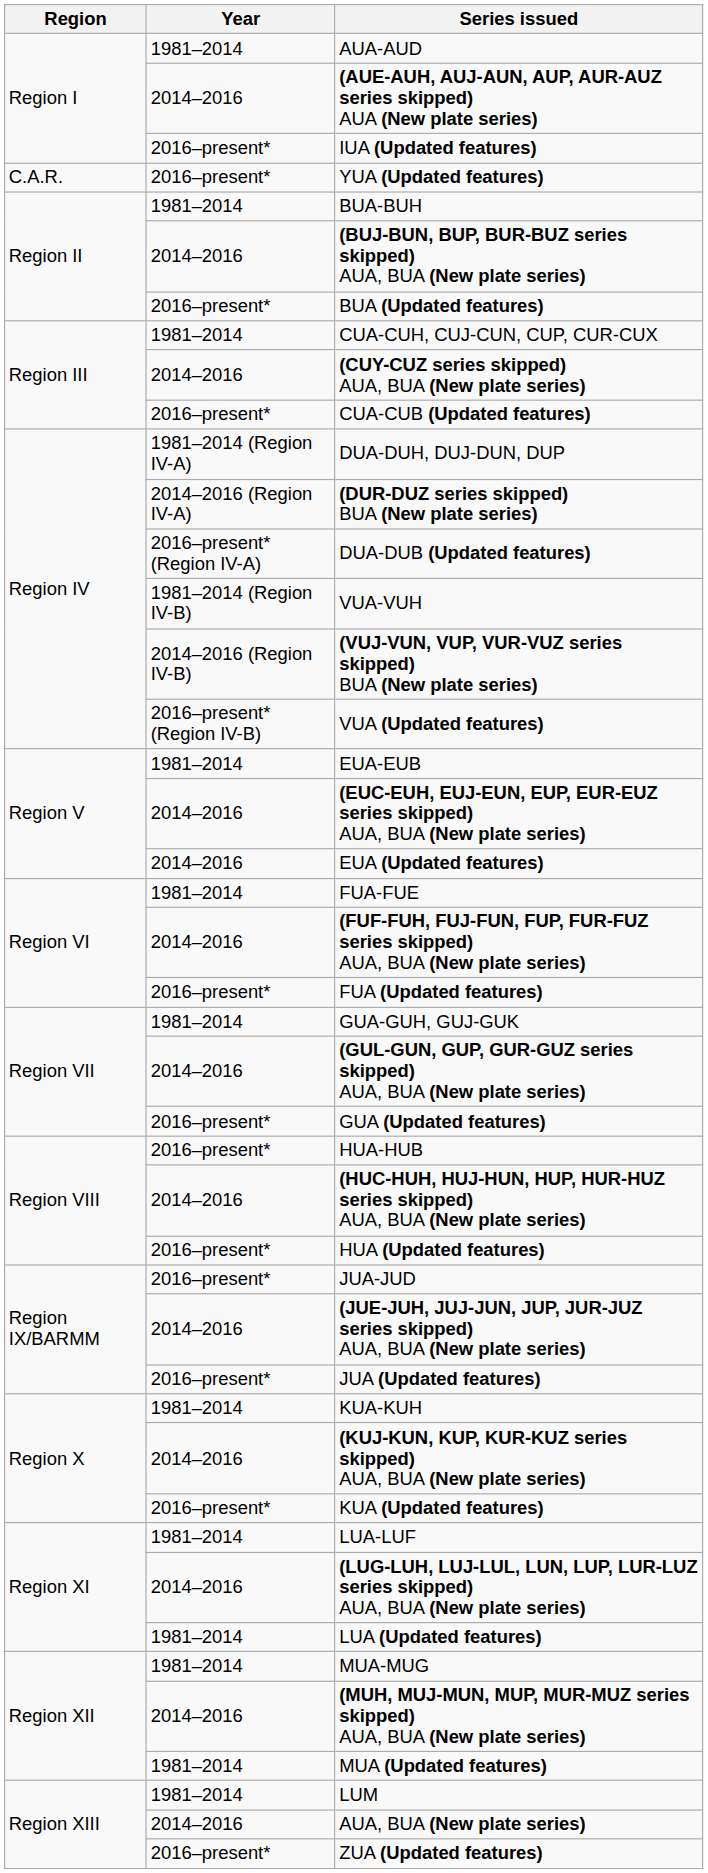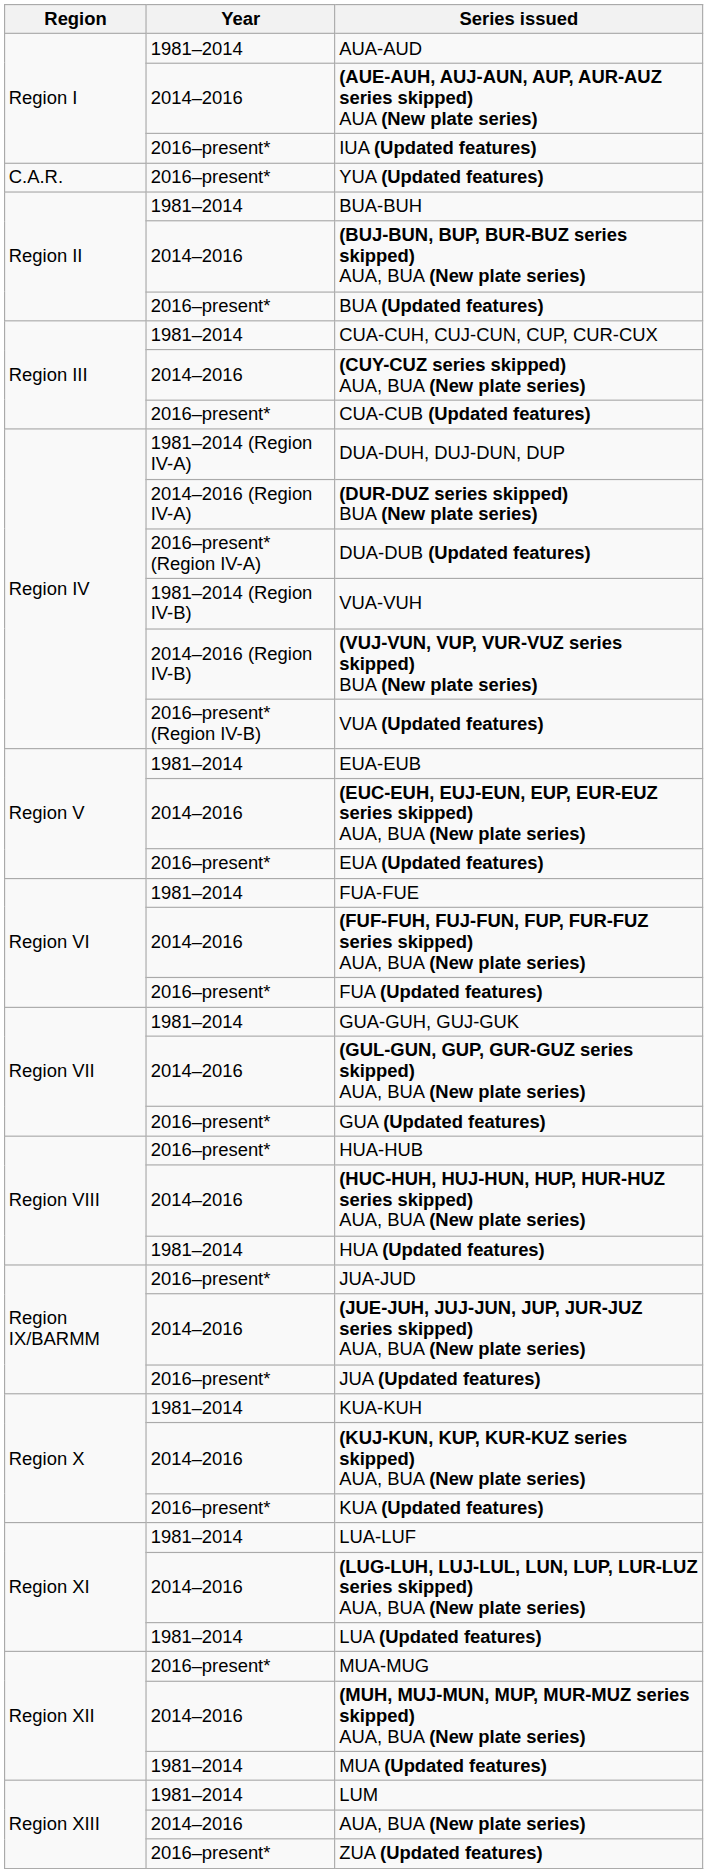(197, 863) 2014–2016 -> (211, 863) 2016–present*
(211, 1250) 2016–present* -> (197, 1250) 1981–2014
(197, 1666) 1981–2014 -> (211, 1666) 2016–present*
